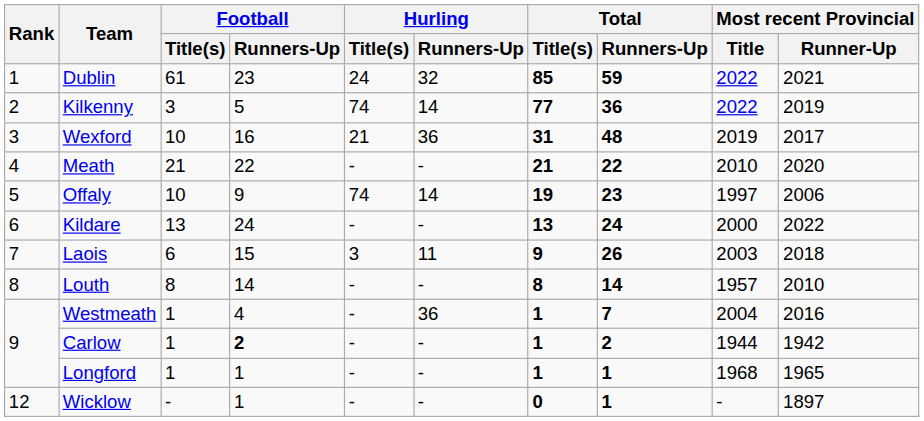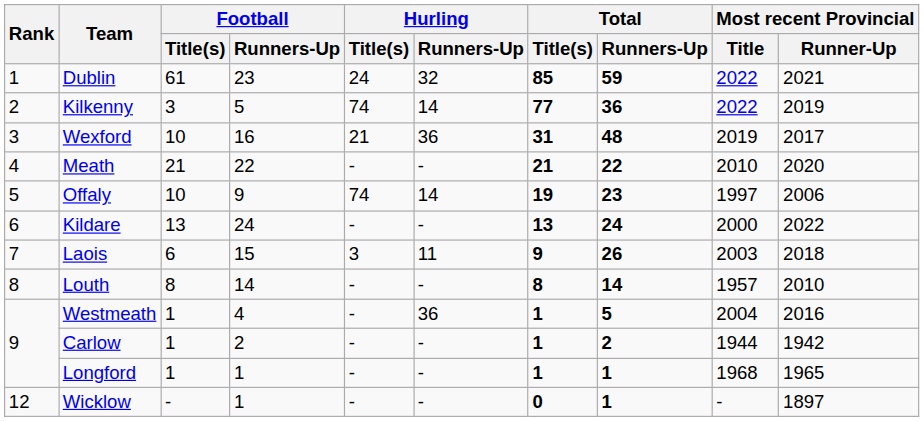(607, 313) 7 -> (607, 313) 5
(239, 343) bold -> (239, 343) normal
